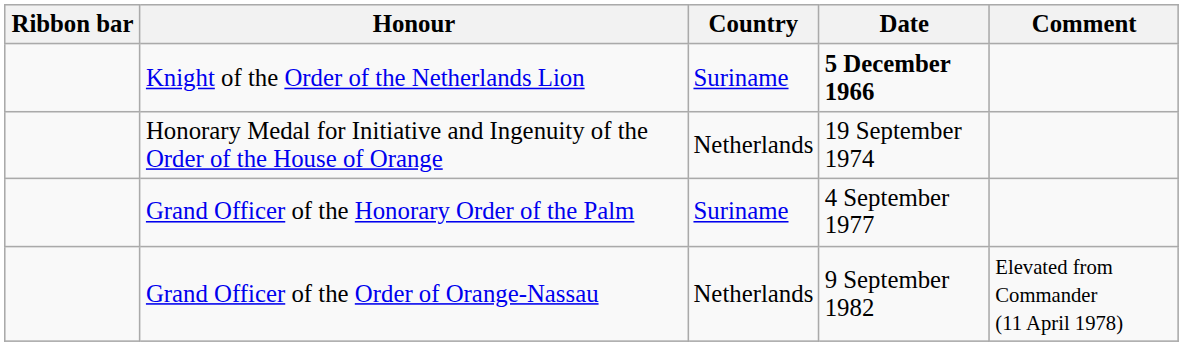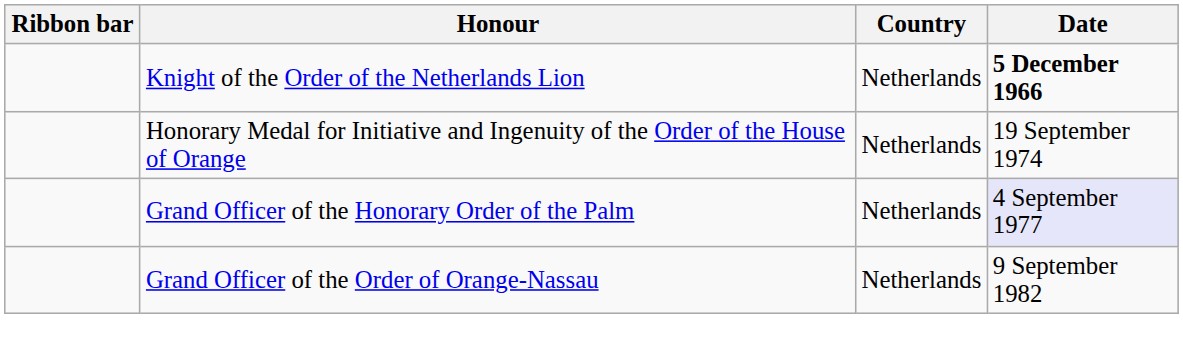- column: (1084, 24)
(741, 77) Suriname -> (921, 77) Netherlands
(741, 211) Suriname -> (921, 211) Netherlands
(887, 211) no background -> (1055, 211) lavender background
